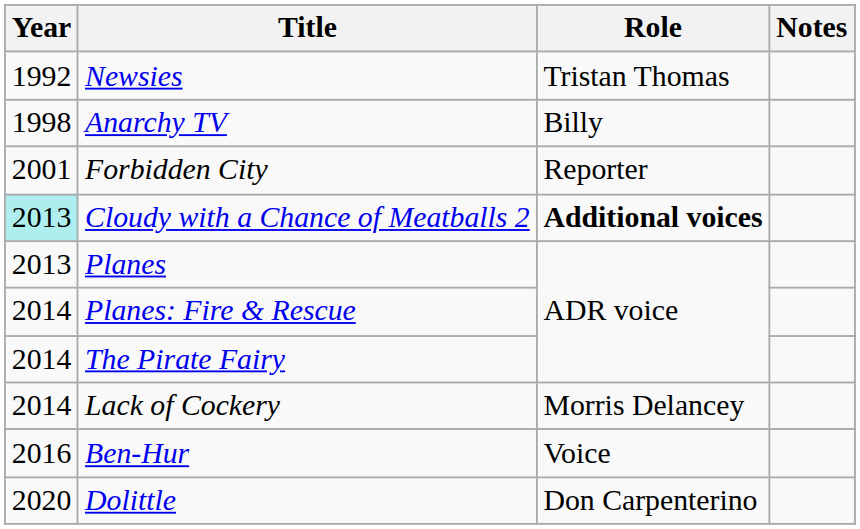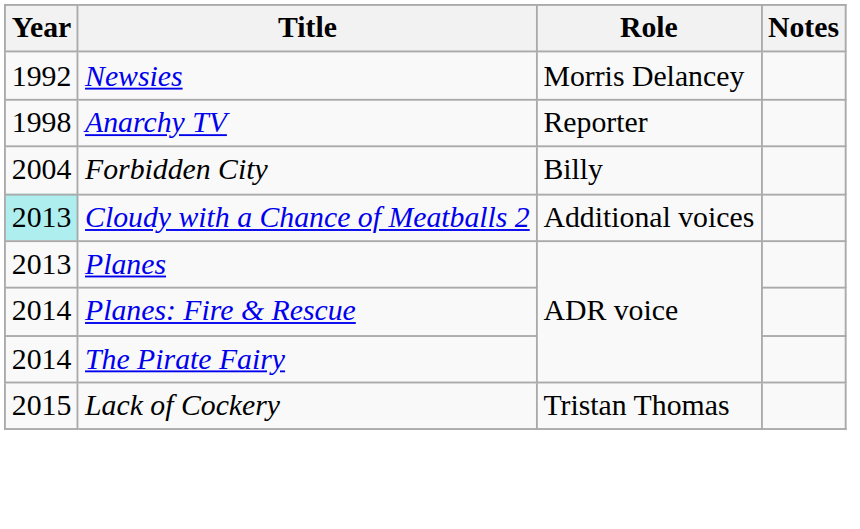(636, 75) Tristan Thomas -> (644, 75) Morris Delancey
(573, 122) Billy -> (596, 122) Reporter
(42, 169) 2001 -> (42, 169) 2004
(596, 169) Reporter -> (573, 169) Billy
(653, 216) bold -> (649, 216) normal
(42, 405) 2014 -> (42, 405) 2015
(644, 405) Morris Delancey -> (636, 405) Tristan Thomas
- row: (137, 452)
- row: (130, 500)
